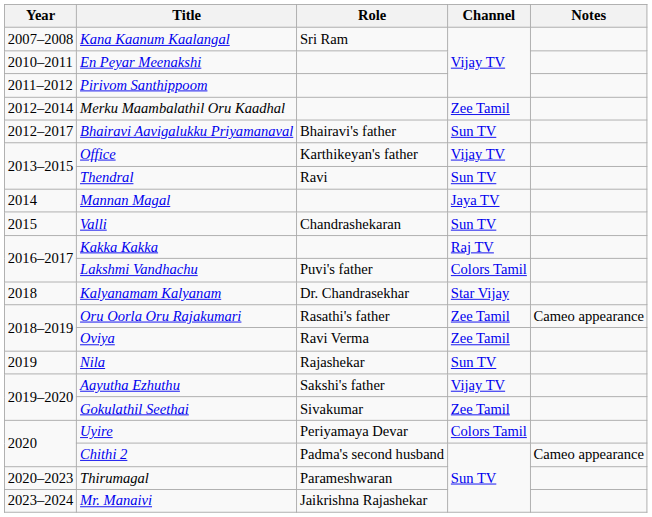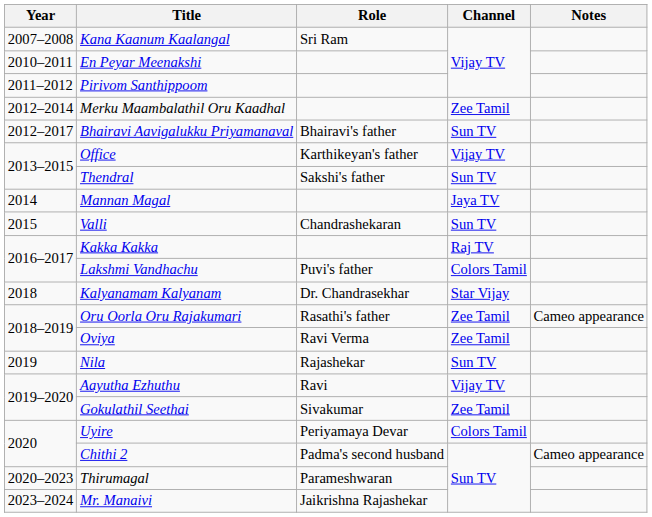(314, 177) Ravi -> (342, 177) Sakshi's father
(342, 385) Sakshi's father -> (314, 385) Ravi
